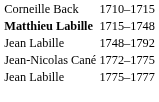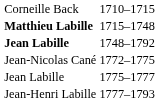(34, 43) normal -> (37, 43) bold
+ row: (127, 94)
